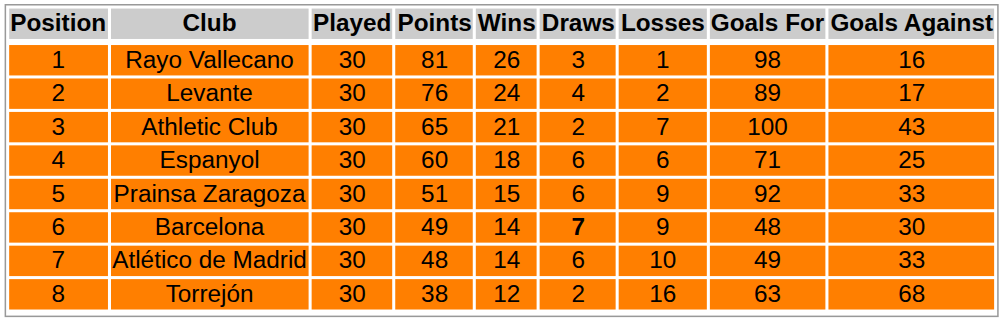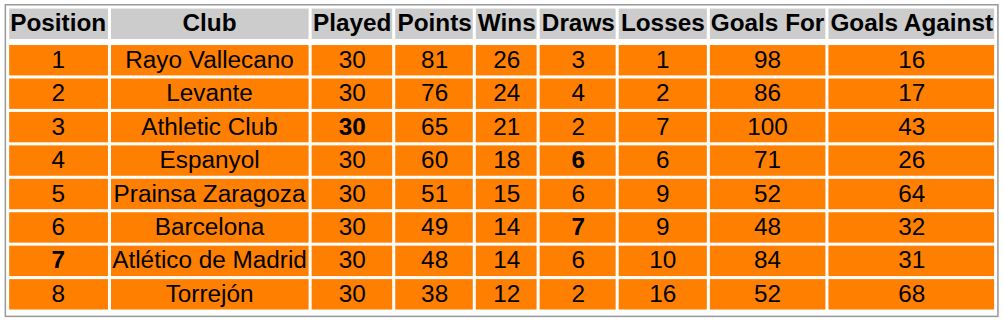(768, 93) 89 -> (768, 93) 86
(352, 126) normal -> (352, 126) bold
(578, 160) normal -> (578, 160) bold
(912, 160) 25 -> (912, 160) 26
(768, 193) 92 -> (768, 193) 52
(912, 193) 33 -> (912, 193) 64
(912, 227) 30 -> (912, 227) 32
(58, 260) normal -> (58, 260) bold
(768, 260) 49 -> (768, 260) 84
(912, 260) 33 -> (912, 260) 31
(768, 294) 63 -> (768, 294) 52
